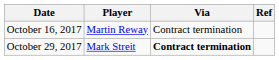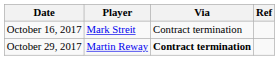(117, 30) Martin Reway -> (111, 30) Mark Streit
(111, 47) Mark Streit -> (117, 47) Martin Reway
